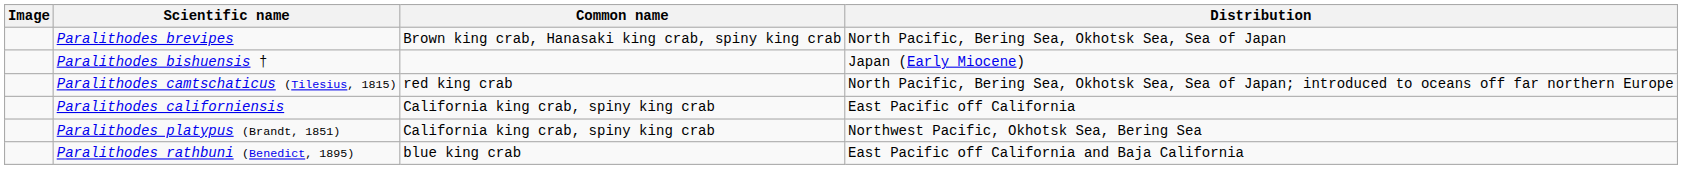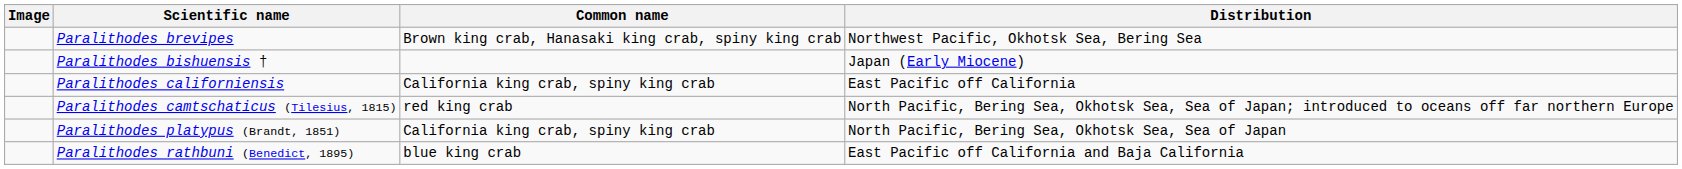(1067, 39) North Pacific, Bering Sea, Okhotsk Sea, Sea of Japan -> (1025, 39) Northwest Pacific, Okhotsk Sea, Bering Sea
rows swapped: (170, 108) <-> (227, 85)
(1025, 130) Northwest Pacific, Okhotsk Sea, Bering Sea -> (1067, 130) North Pacific, Bering Sea, Okhotsk Sea, Sea of Japan
